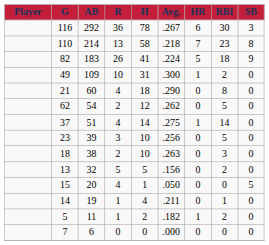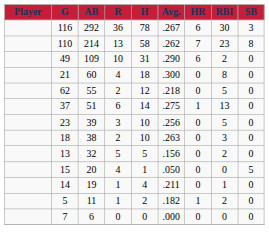(171, 43) .218 -> (171, 43) .262
- row: (65, 59)
(171, 75) .300 -> (171, 59) .290
(198, 75) 1 -> (198, 59) 6
(171, 91) .290 -> (171, 75) .300
(91, 106) 54 -> (91, 91) 55
(171, 106) .262 -> (171, 91) .218
(118, 122) 4 -> (118, 106) 6
(224, 122) 14 -> (224, 106) 13
